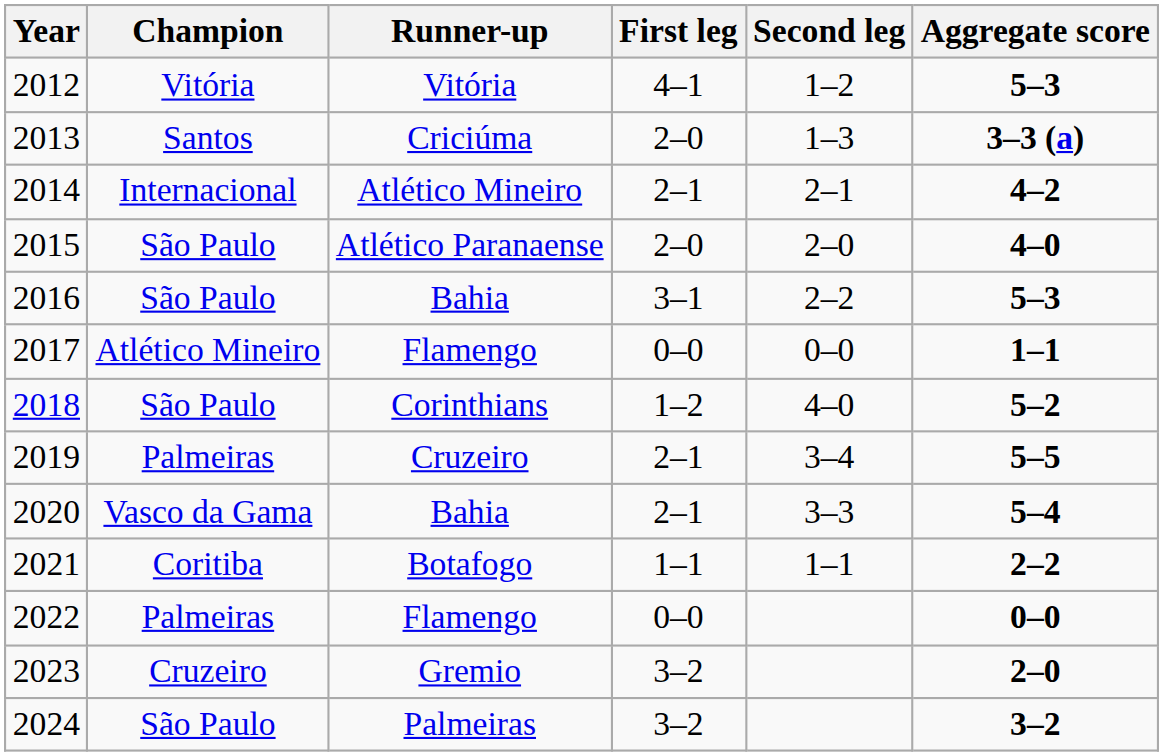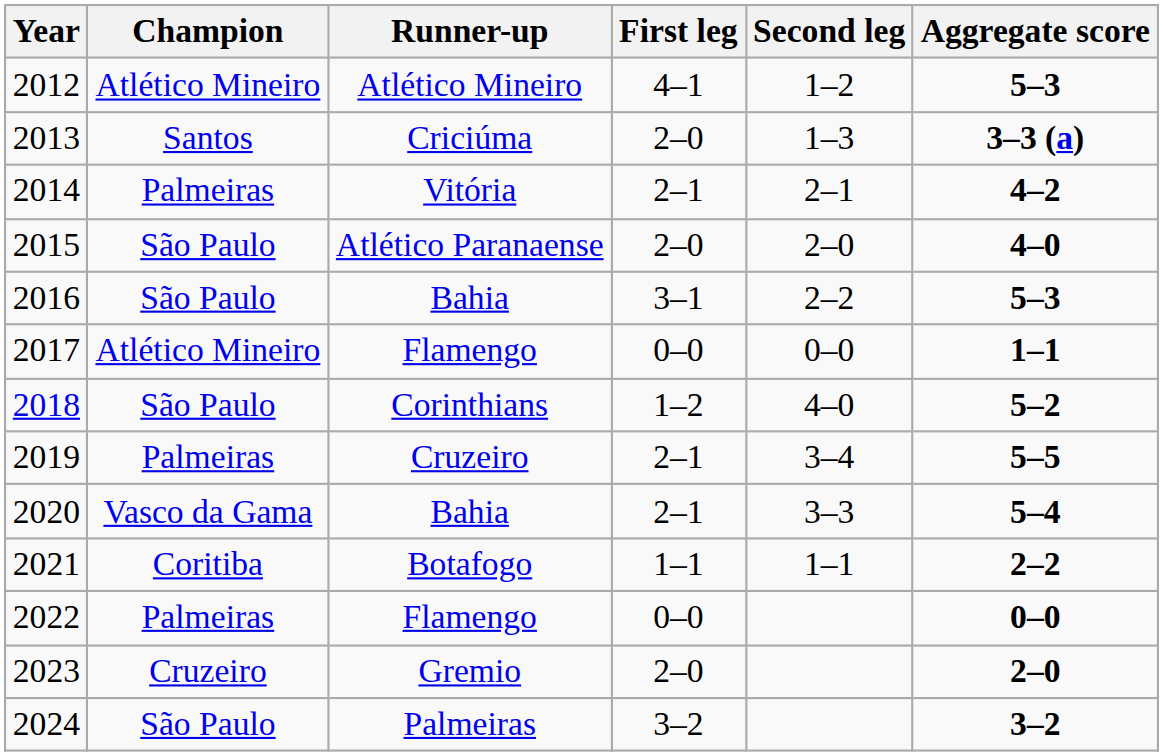(208, 84) Vitória -> (208, 84) Atlético Mineiro
(470, 84) Vitória -> (470, 84) Atlético Mineiro
(208, 191) Internacional -> (208, 191) Palmeiras
(470, 191) Atlético Mineiro -> (470, 191) Vitória
(678, 670) 3–2 -> (678, 670) 2–0
